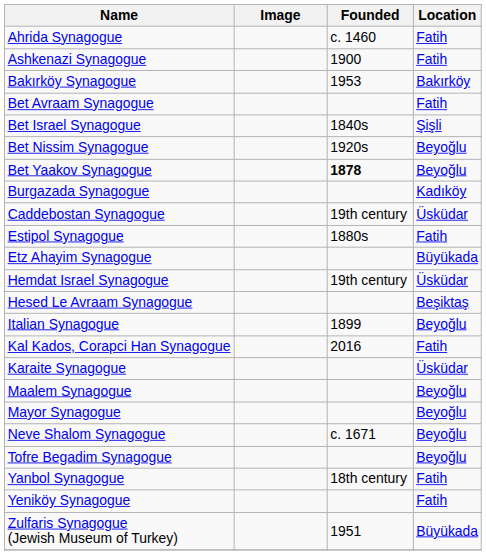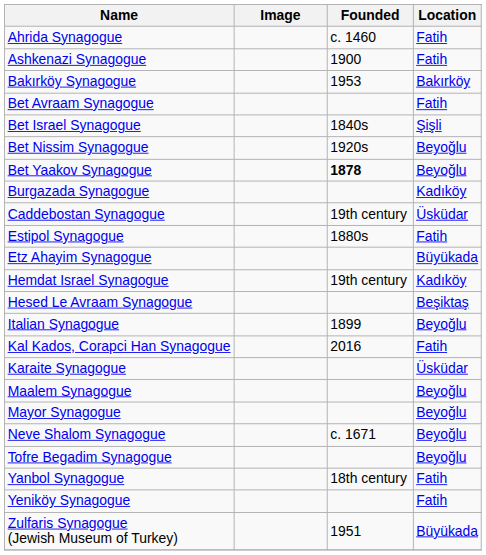(442, 280) Üsküdar -> (441, 280) Kadıköy
